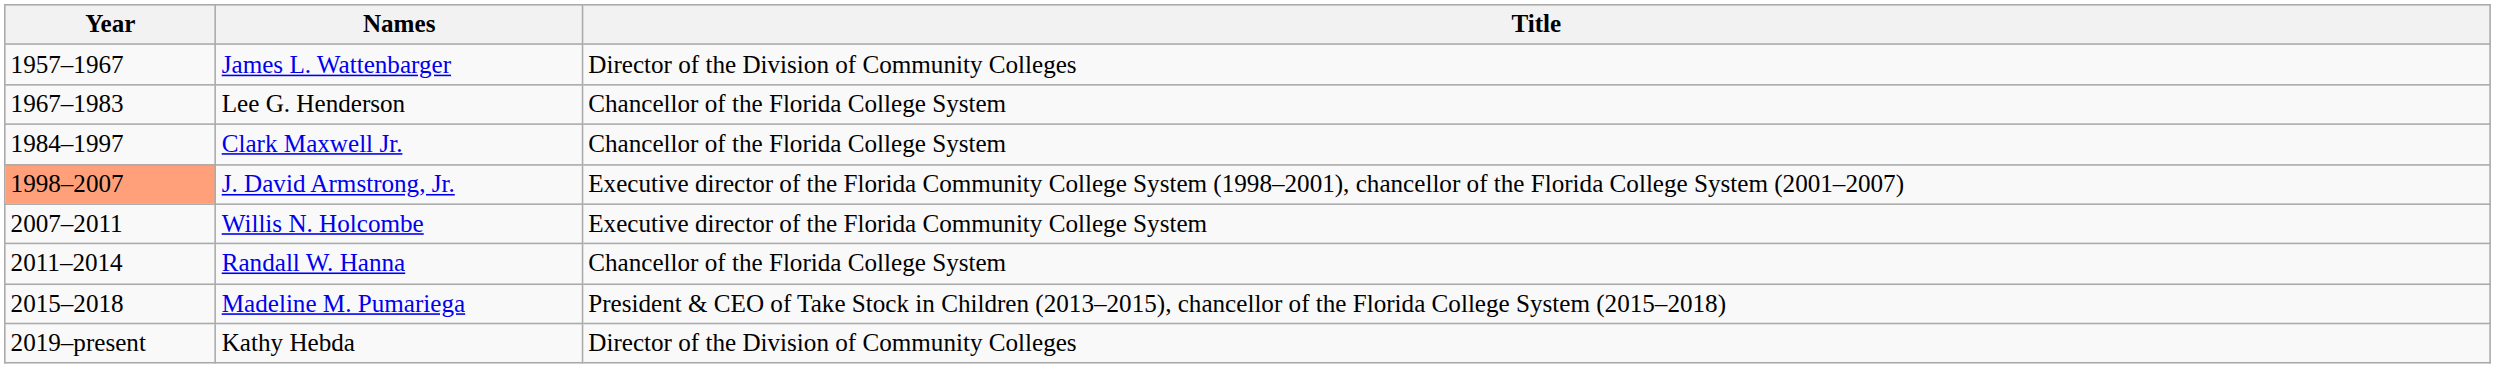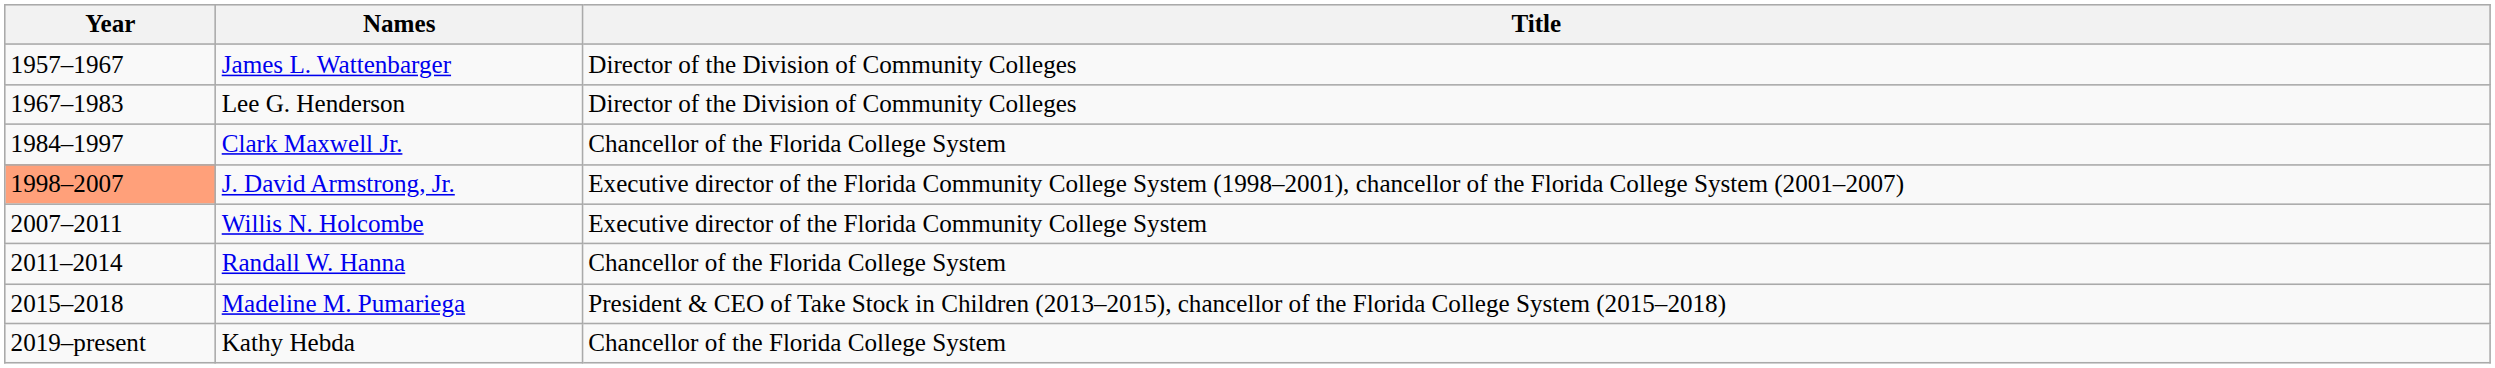(797, 104) Chancellor of the Florida College System -> (832, 104) Director of the Division of Community Colleges
(832, 343) Director of the Division of Community Colleges -> (797, 343) Chancellor of the Florida College System
